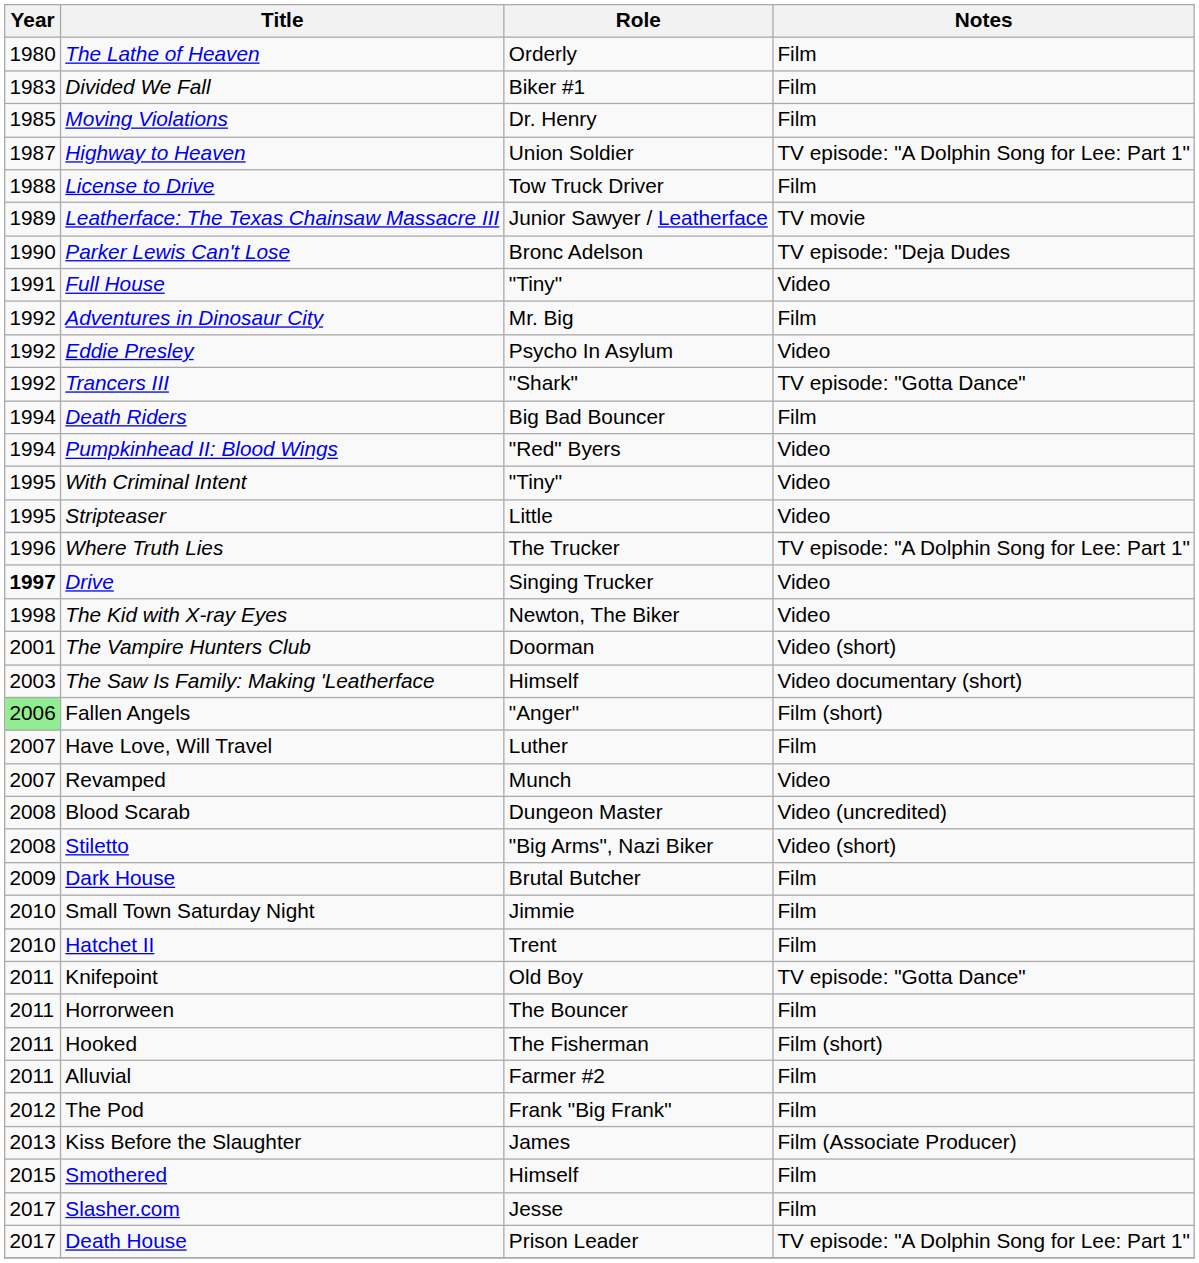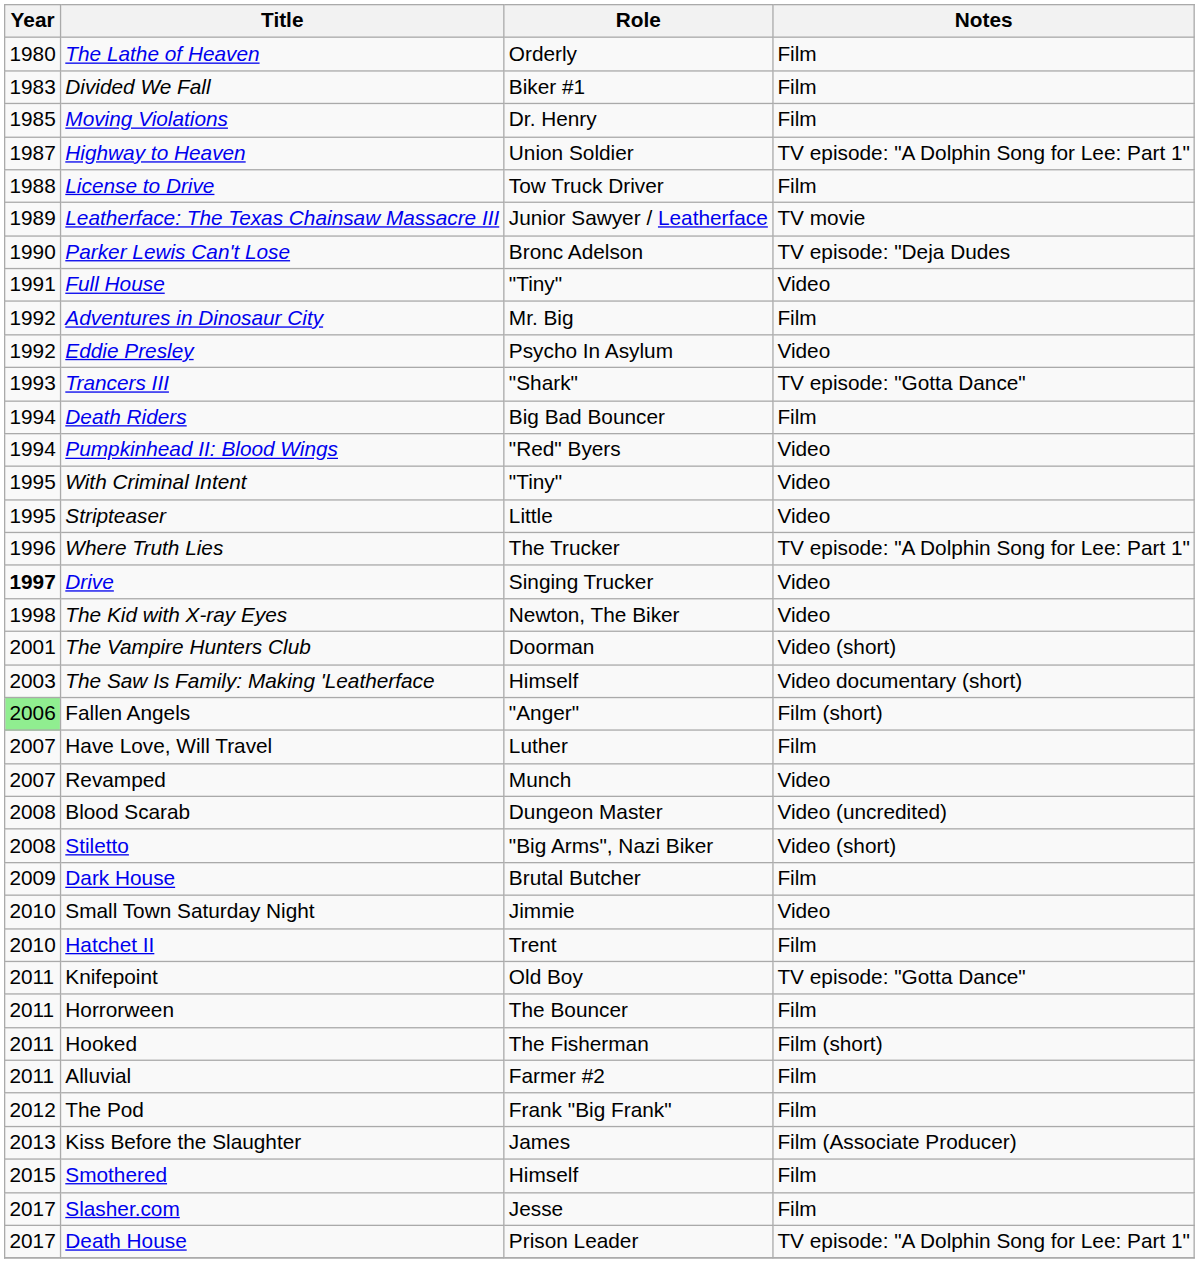(33, 383) 1992 -> (33, 383) 1993
(797, 911) Film -> (804, 911) Video
